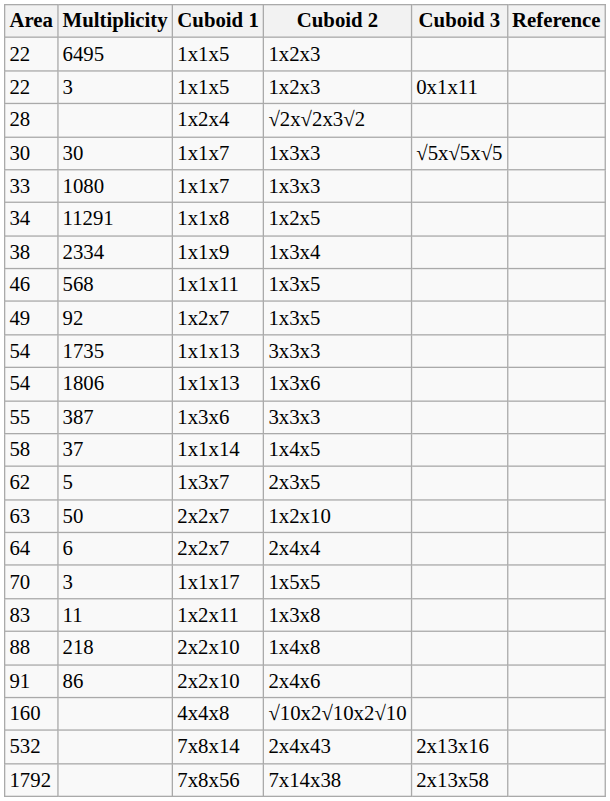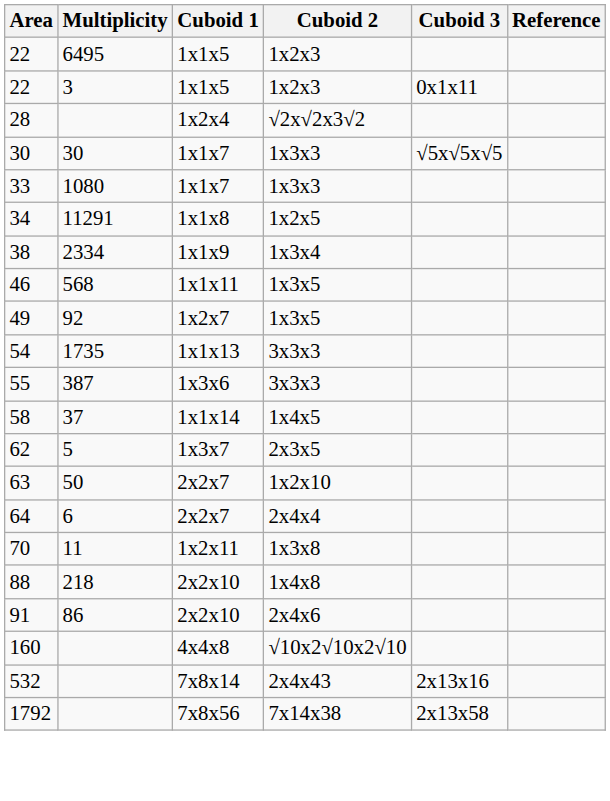- row: (83, 383)
- row: (68, 581)
(20, 614) 83 -> (20, 548) 70
